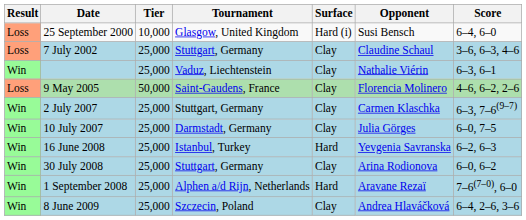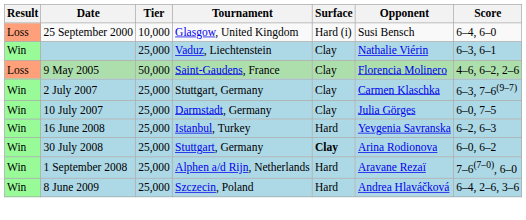- row: (70, 50)
(326, 165) normal -> (326, 146) bold
(326, 205) Clay -> (326, 187) Hard
